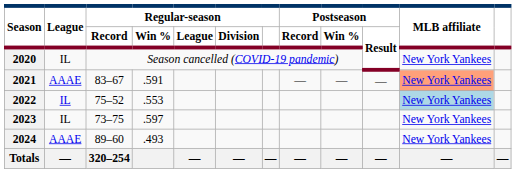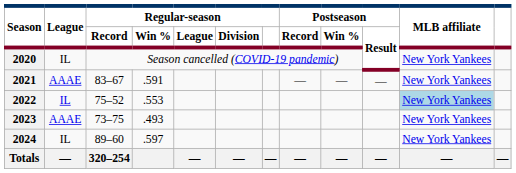(447, 80) lightsalmon background -> (447, 80) no background
(65, 120) IL -> (65, 120) AAAE
(153, 120) .597 -> (153, 120) .493
(65, 139) AAAE -> (65, 139) IL
(153, 139) .493 -> (153, 139) .597
